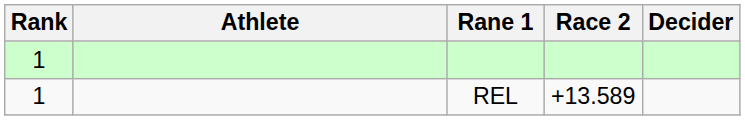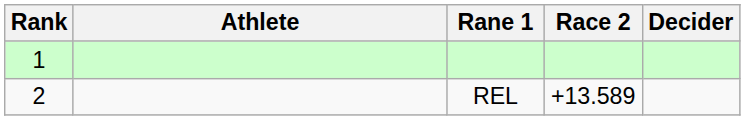(39, 96) 1 -> (39, 96) 2
